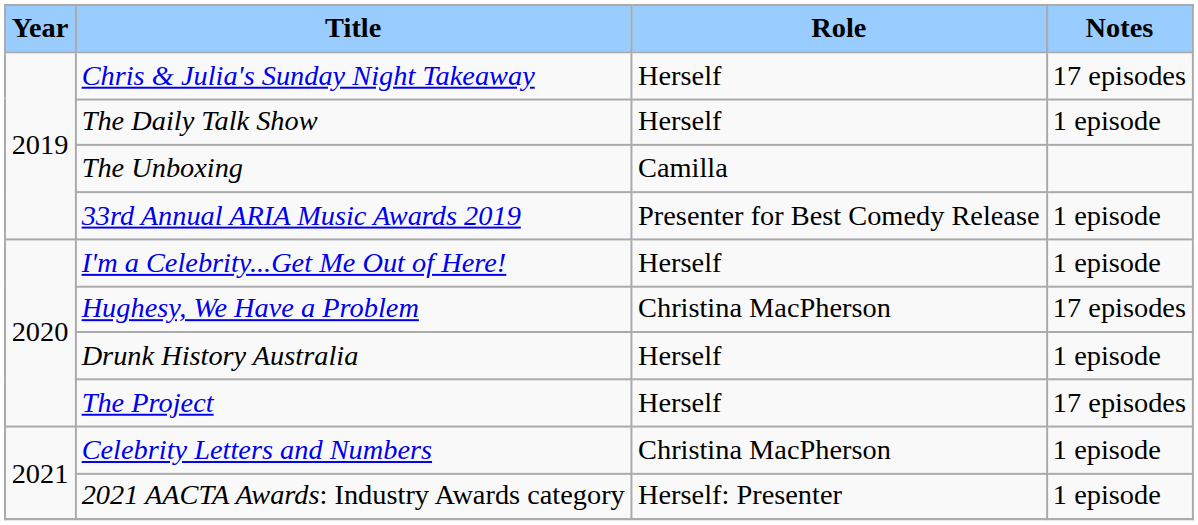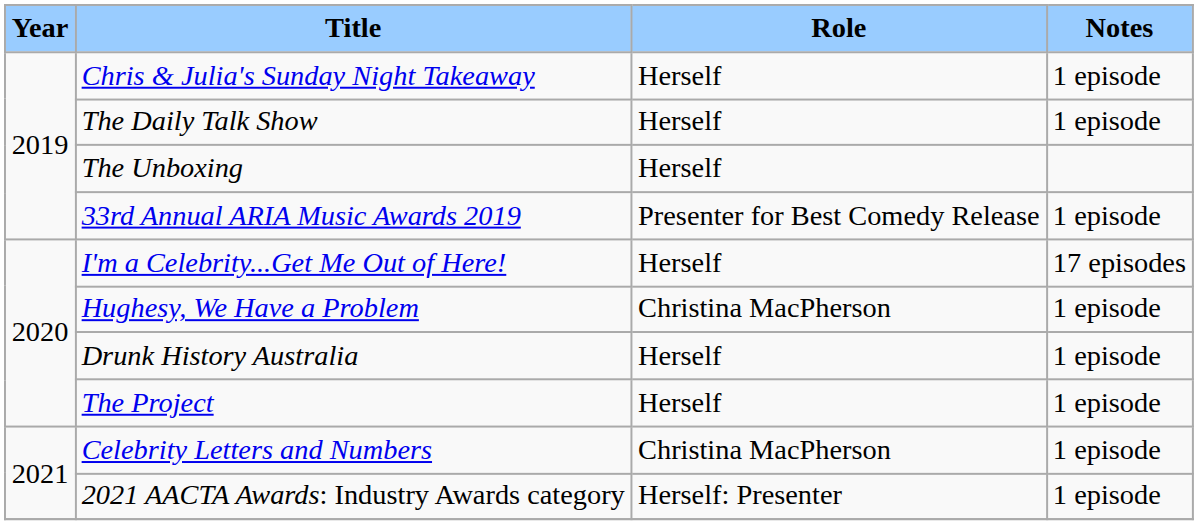(1119, 75) 17 episodes -> (1107, 75) 1 episode
(683, 168) Camilla -> (680, 168) Herself
(1107, 262) 1 episode -> (1119, 262) 17 episodes
(1119, 309) 17 episodes -> (1107, 309) 1 episode
(1119, 402) 17 episodes -> (1107, 402) 1 episode
